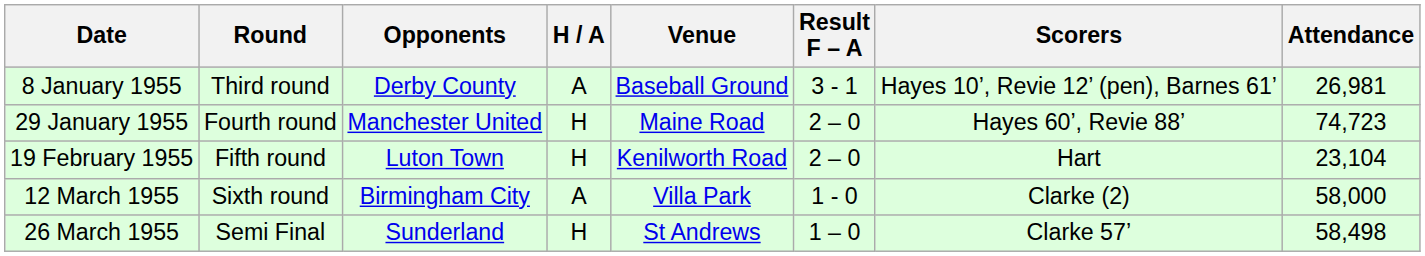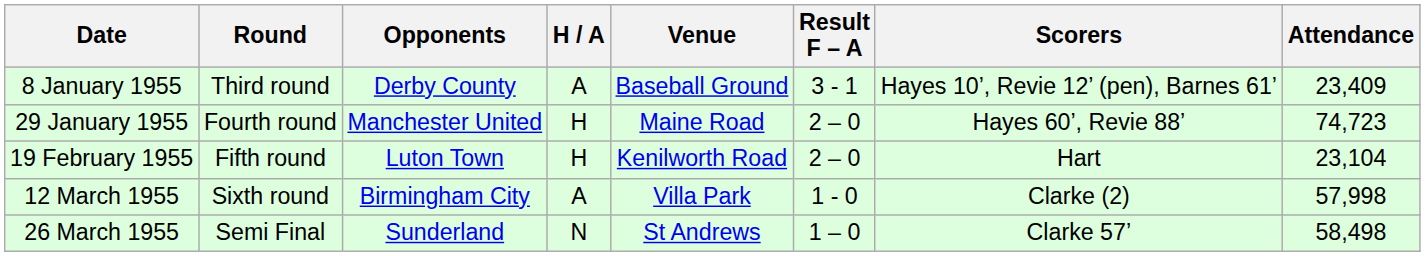(1351, 85) 26,981 -> (1351, 85) 23,409
(1351, 196) 58,000 -> (1351, 196) 57,998
(579, 232) H -> (579, 232) N
